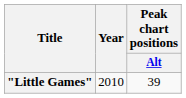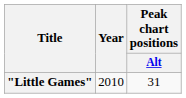(154, 82) 39 -> (154, 82) 31
